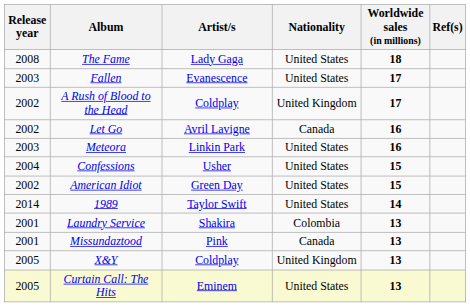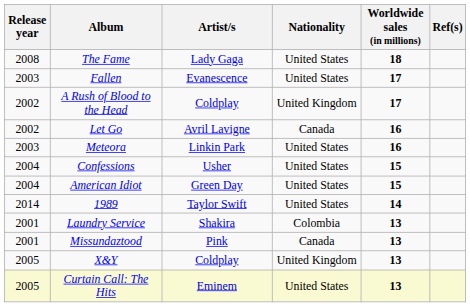(27, 185) 2002 -> (27, 185) 2004
